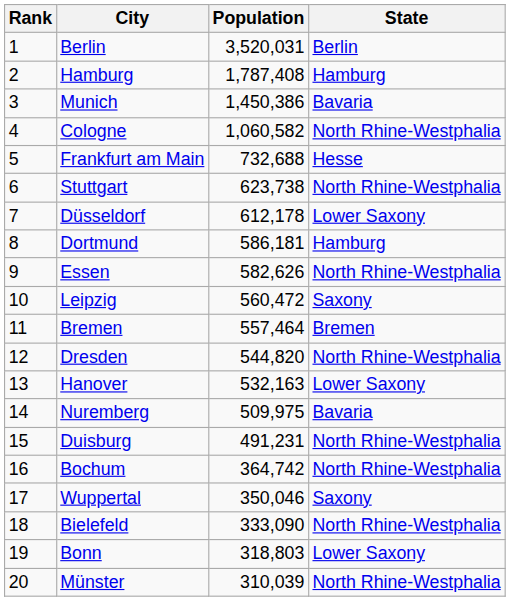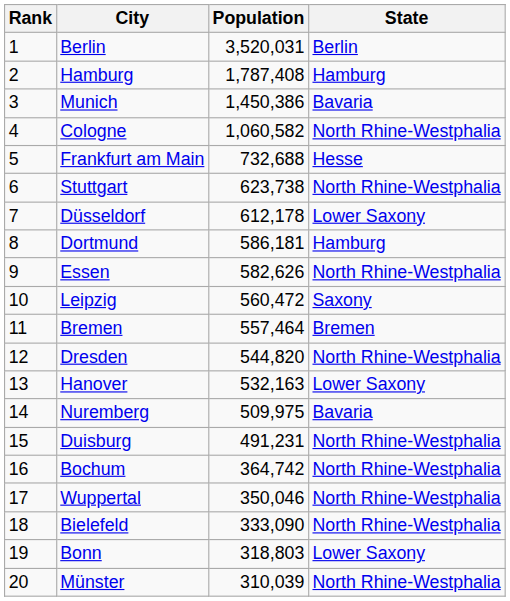(342, 497) Saxony -> (407, 497) North Rhine-Westphalia
